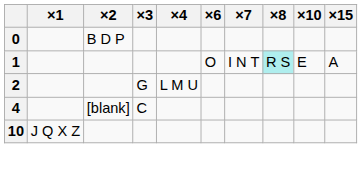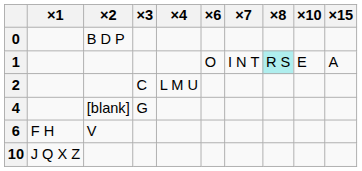(142, 85) G -> (142, 85) C
(142, 108) C -> (142, 108) G
+ row: (16, 131)
